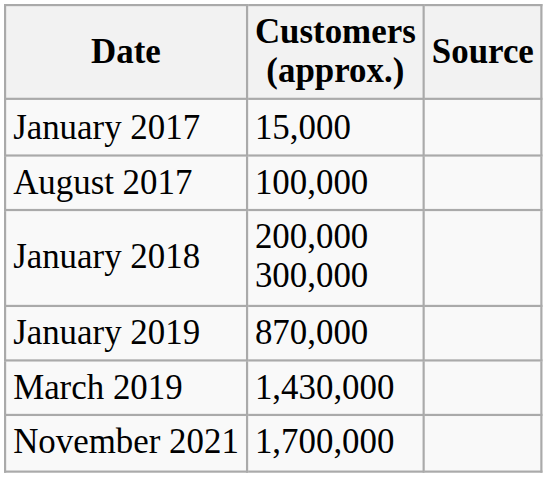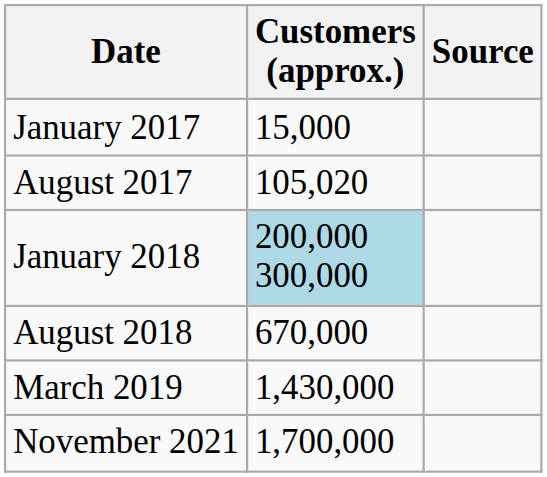(312, 182) 100,000 -> (312, 182) 105,020
(312, 256) no background -> (312, 256) lightblue background
+ row: (103, 331)
- row: (107, 331)
